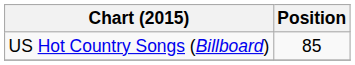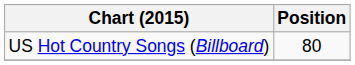(312, 45) 85 -> (312, 45) 80
